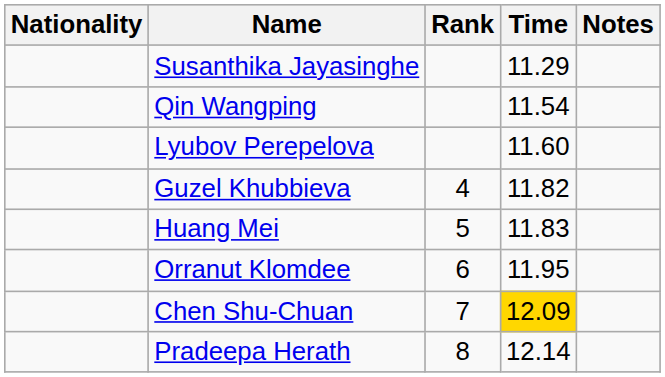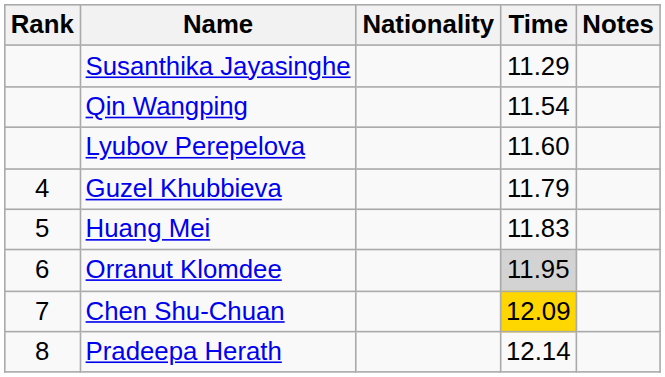columns swapped: (463, 24) <-> (77, 24)
(538, 188) 11.82 -> (538, 188) 11.79
(538, 270) no background -> (538, 270) lightgrey background
